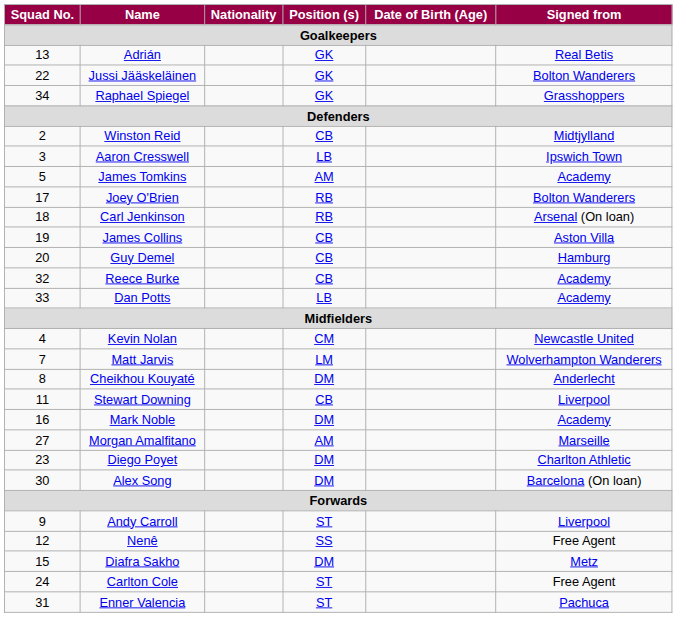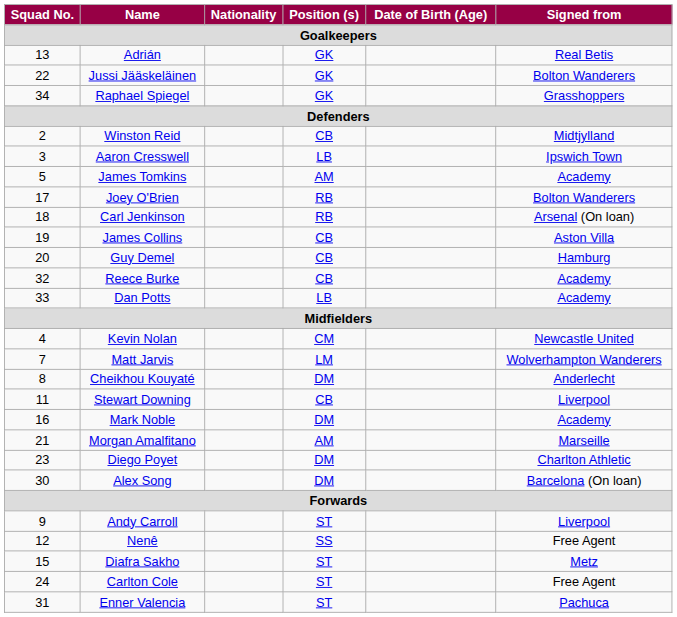(42, 440) 27 -> (42, 440) 21
(324, 562) DM -> (324, 562) ST
